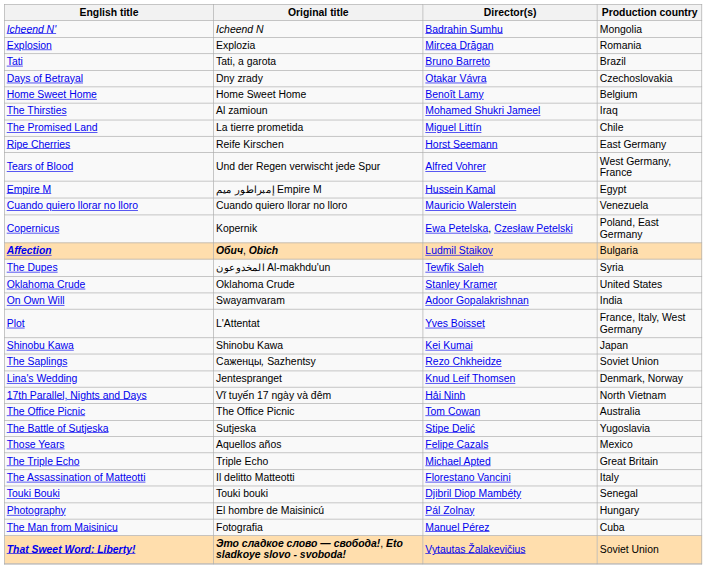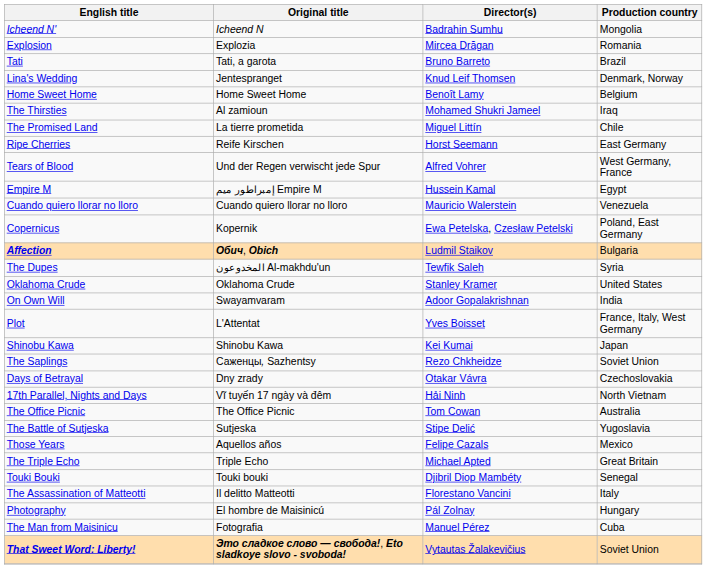rows swapped: (45, 78) <-> (42, 379)
rows swapped: (33, 494) <-> (76, 477)
